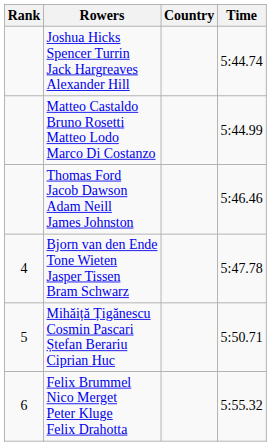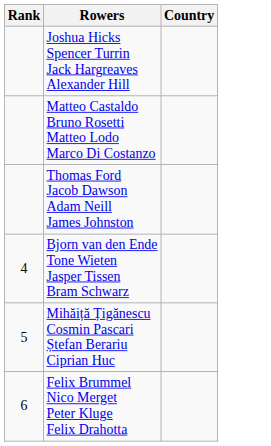- column: (242, 15)
